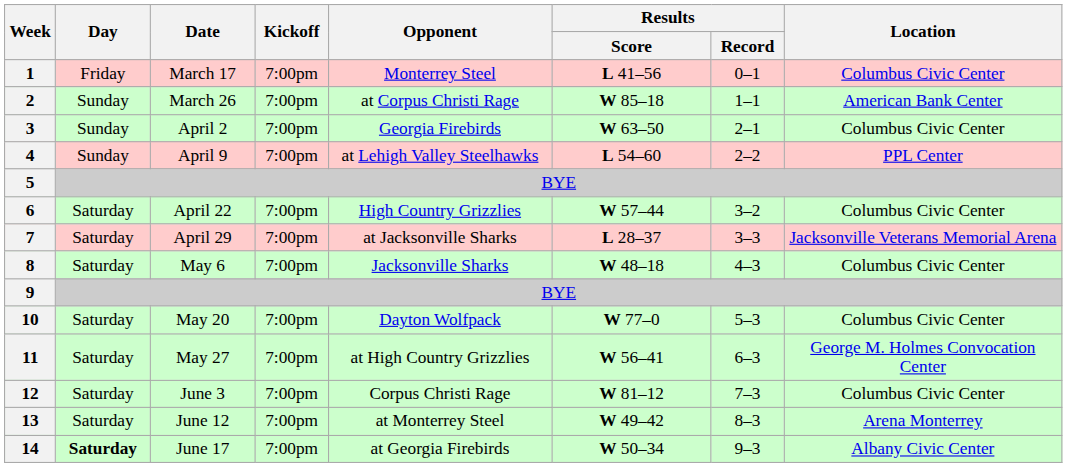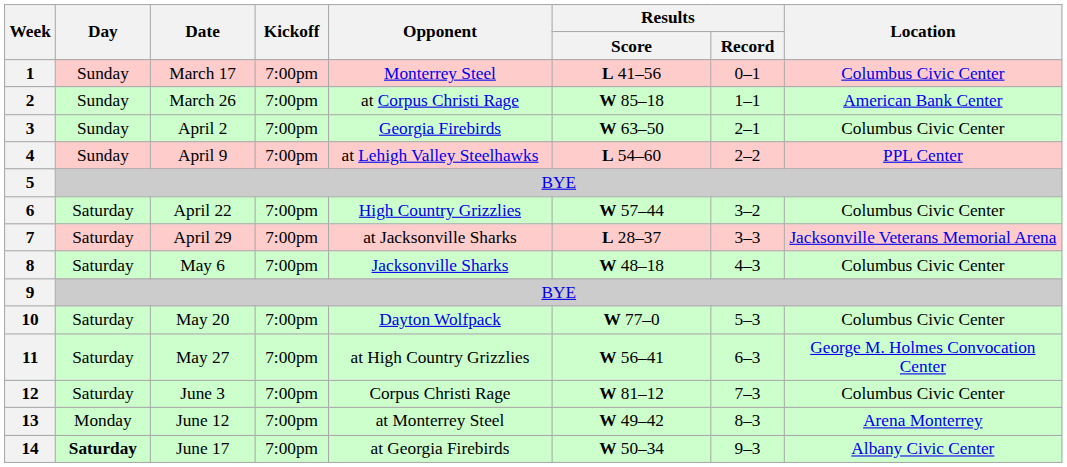(103, 73) Friday -> (103, 73) Sunday
(103, 421) Saturday -> (103, 421) Monday
